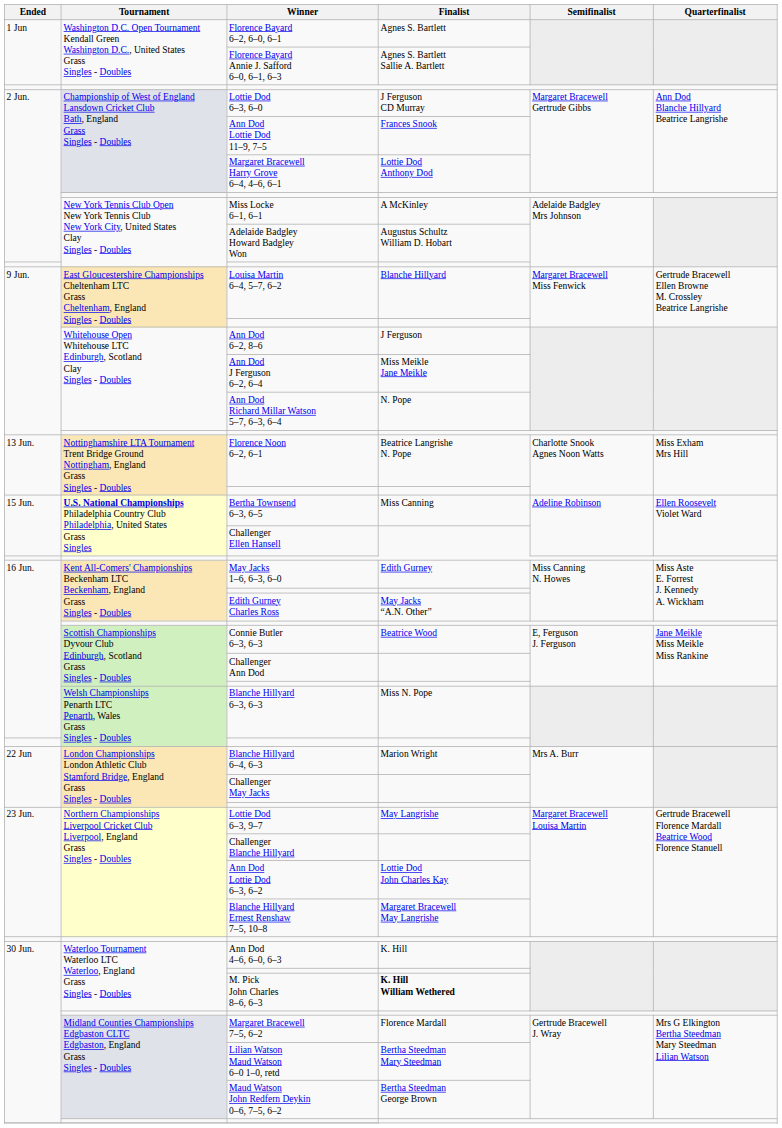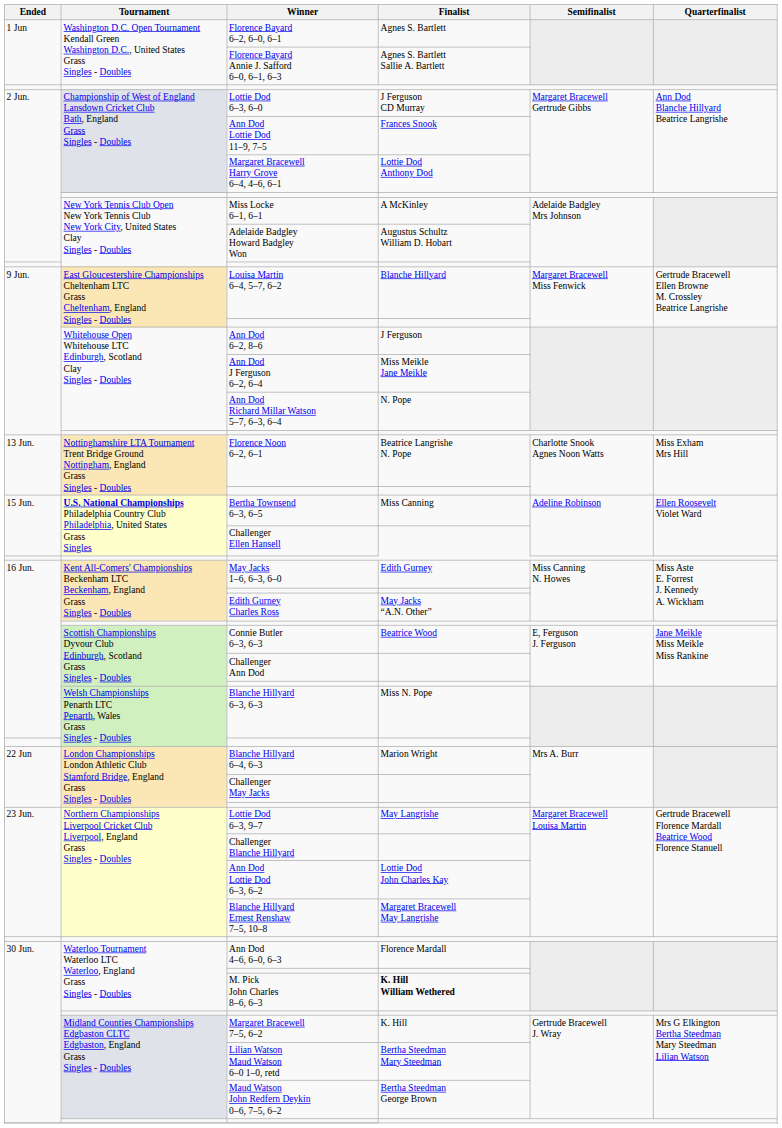(394, 949) K. Hill -> (414, 949) Florence Mardall
(414, 1023) Florence Mardall -> (394, 1023) K. Hill
